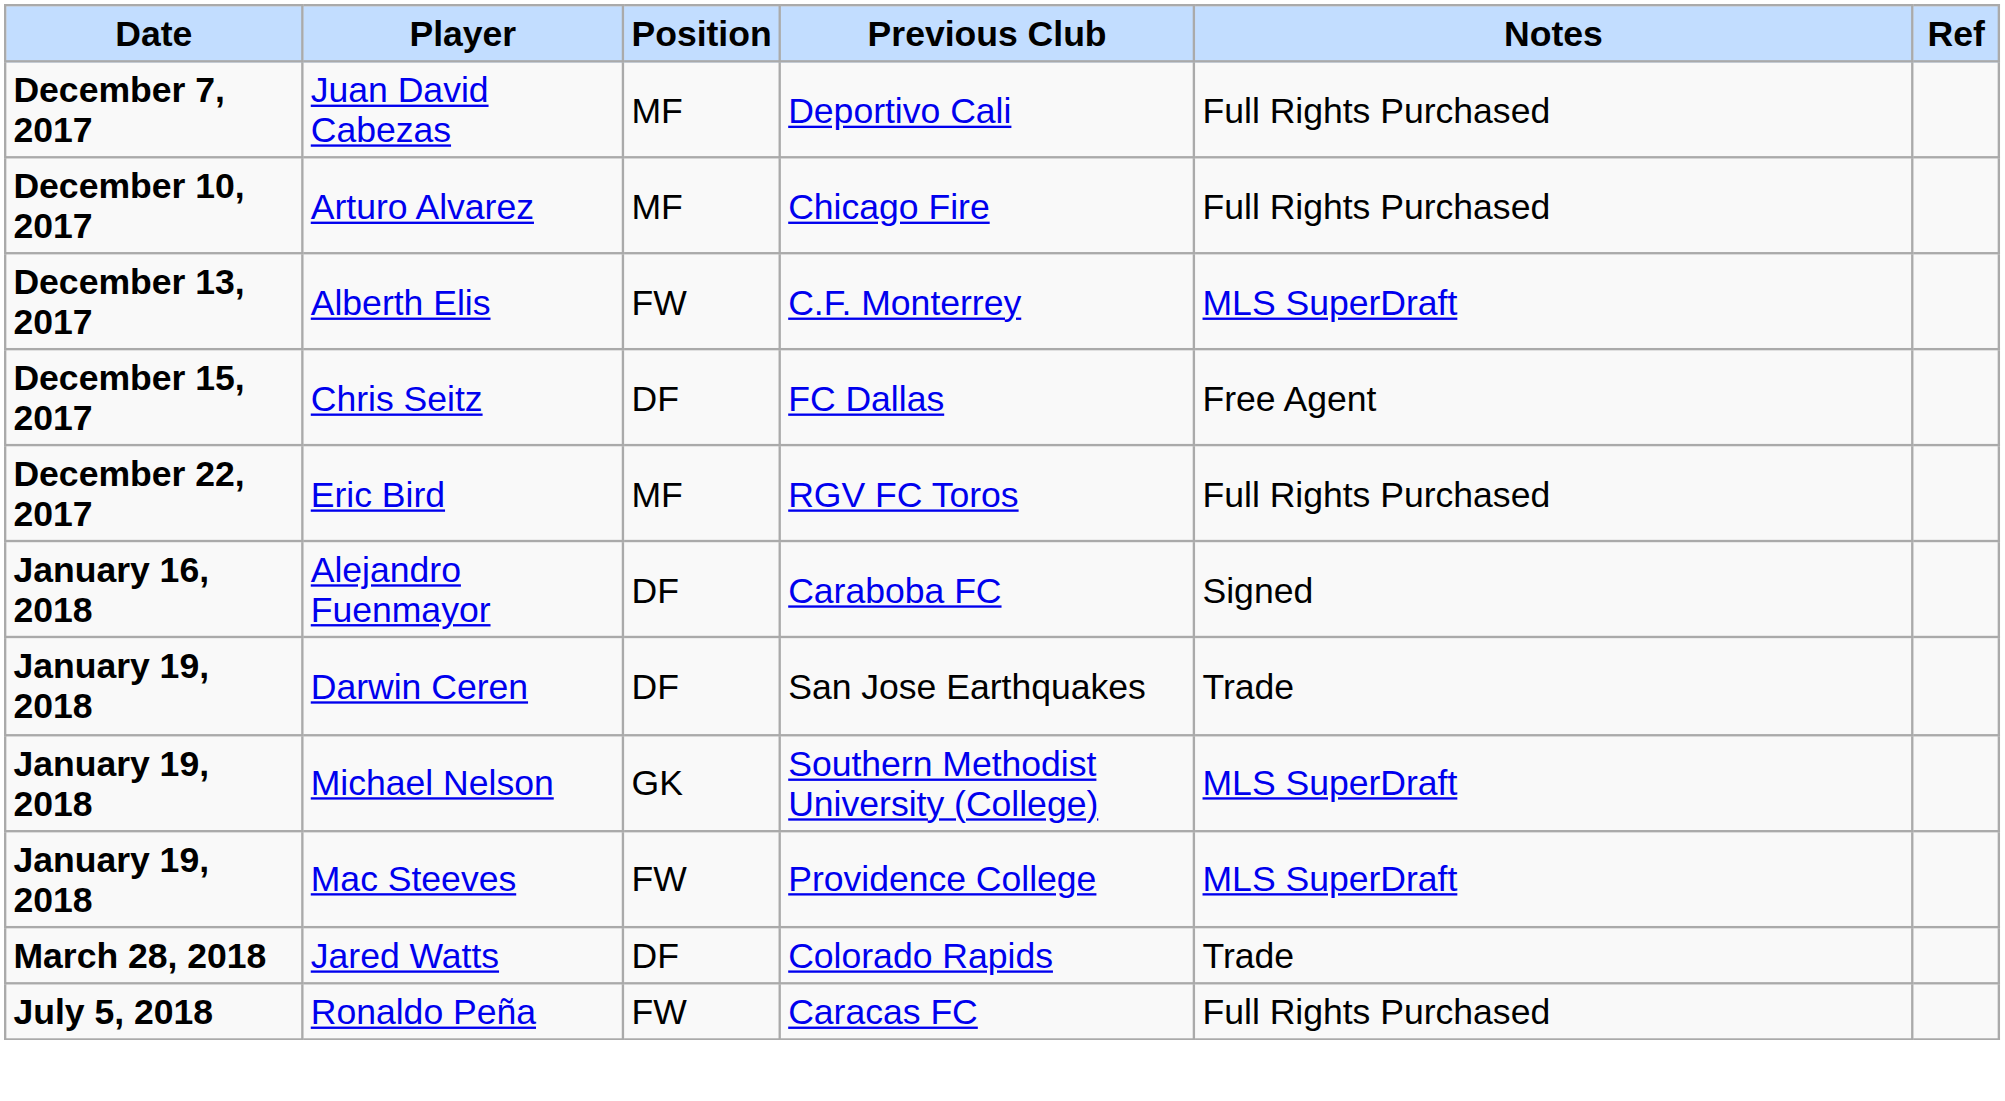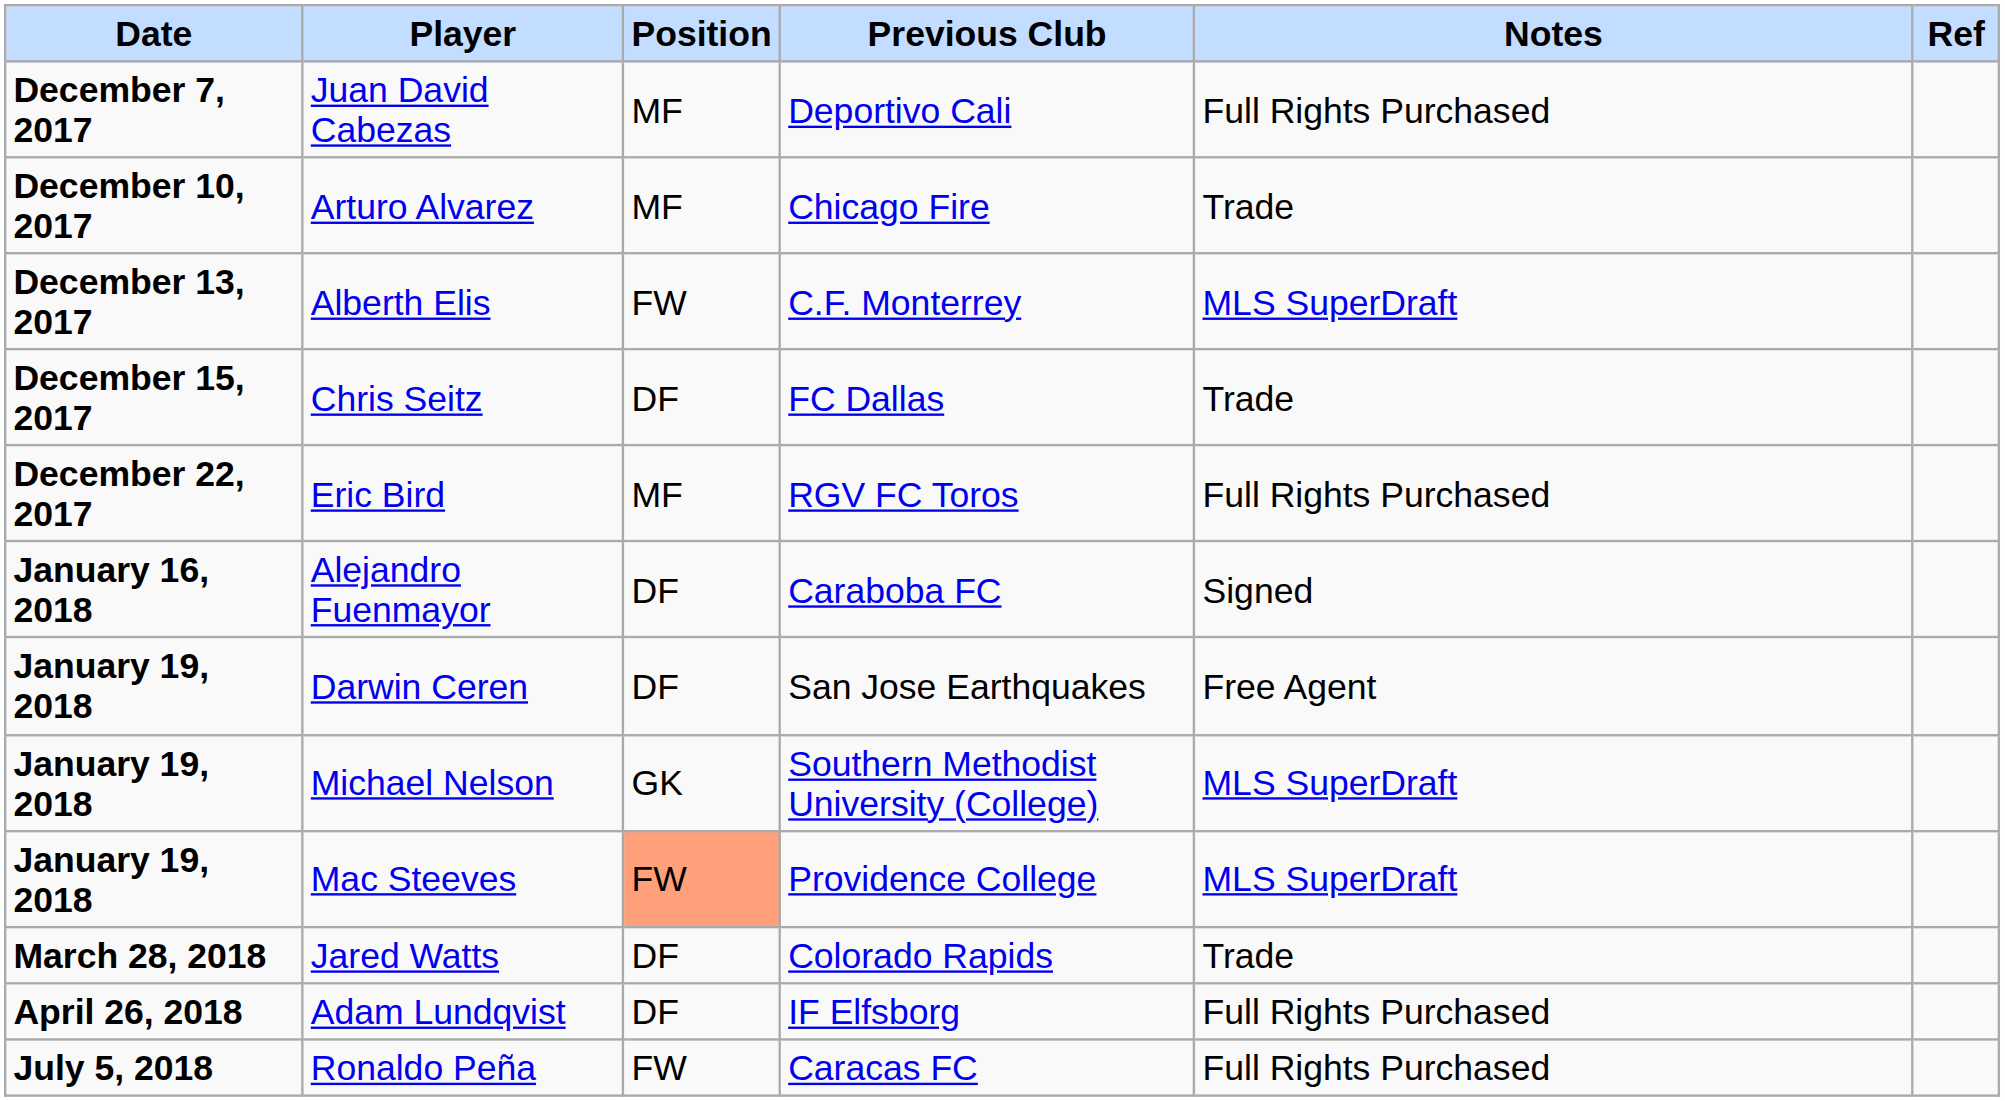(1376, 206) Full Rights Purchased -> (1248, 206) Trade
(1289, 398) Free Agent -> (1248, 398) Trade
(1248, 686) Trade -> (1289, 686) Free Agent
(659, 878) no background -> (659, 878) lightsalmon background
+ row: (438, 1011)
